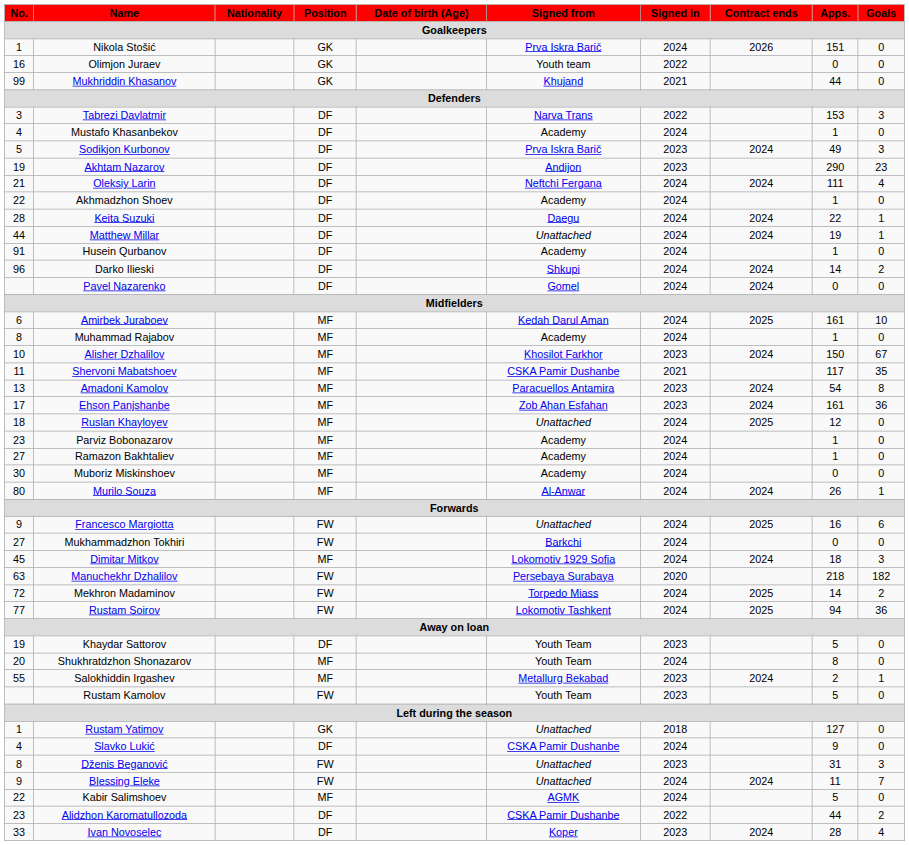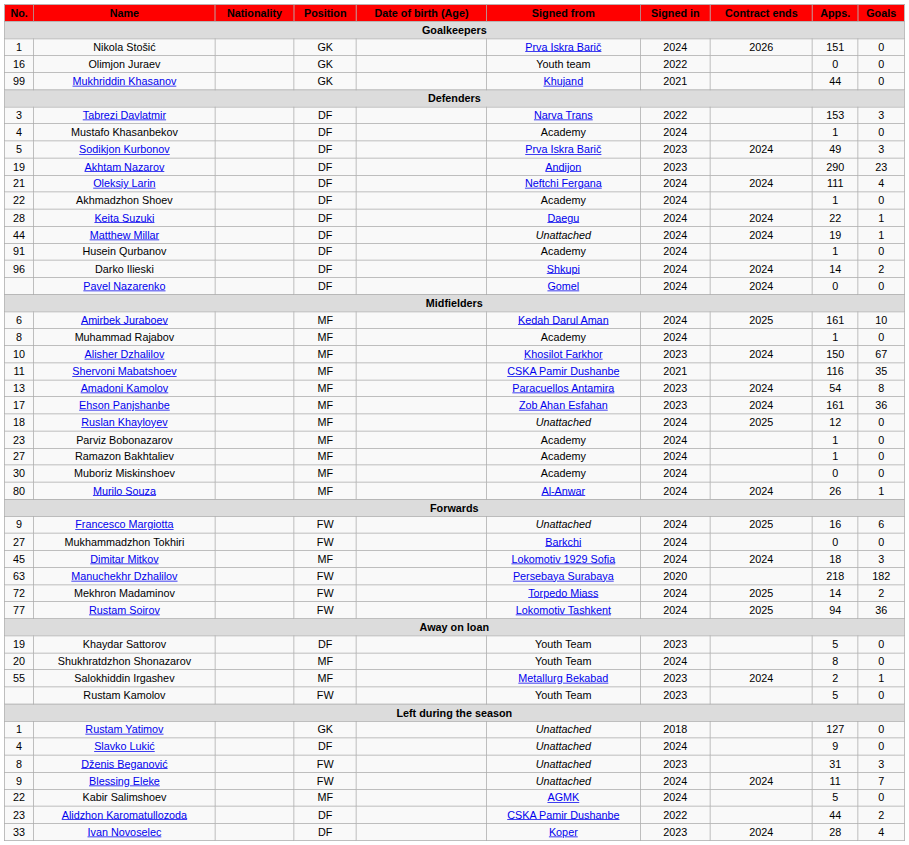(835, 372) 117 -> (835, 372) 116
(563, 747) CSKA Pamir Dushanbe -> (563, 747) Unattached
